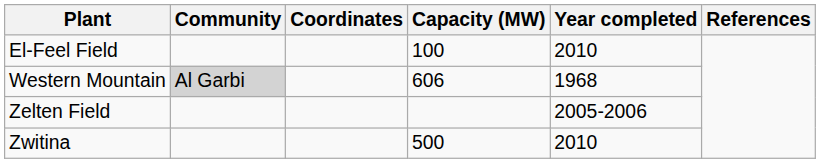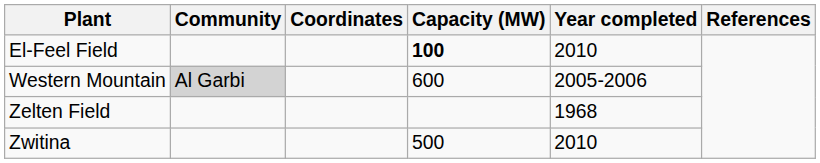(428, 50) normal -> (428, 50) bold
(428, 81) 606 -> (428, 81) 600
(576, 81) 1968 -> (601, 81) 2005-2006
(601, 111) 2005-2006 -> (576, 111) 1968
